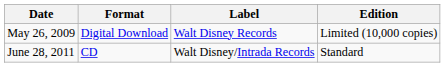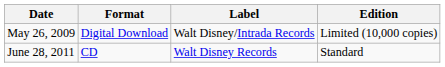(225, 33) Walt Disney Records -> (244, 33) Walt Disney/Intrada Records
(244, 52) Walt Disney/Intrada Records -> (225, 52) Walt Disney Records
